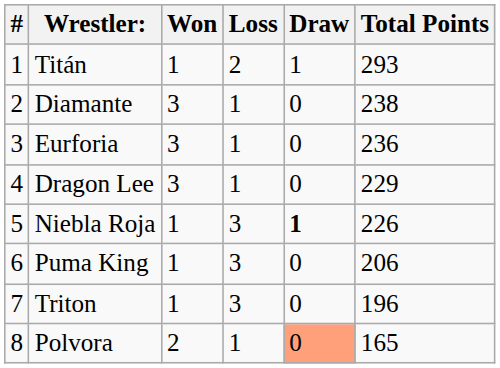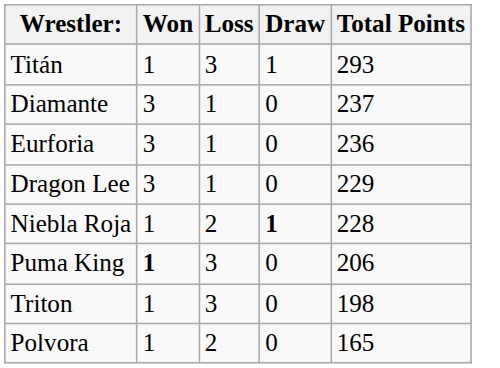- column: (17, 24)
(235, 64) 2 -> (211, 64) 3
(380, 104) 238 -> (356, 104) 237
(235, 223) 3 -> (211, 223) 2
(380, 223) 226 -> (356, 223) 228
(173, 263) normal -> (149, 263) bold
(380, 303) 196 -> (356, 303) 198
(173, 343) 2 -> (149, 343) 1
(235, 343) 1 -> (211, 343) 2
(296, 343) lightsalmon background -> (271, 343) no background
